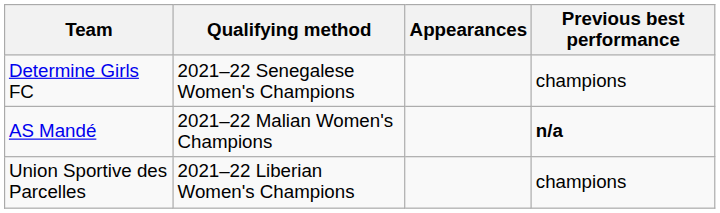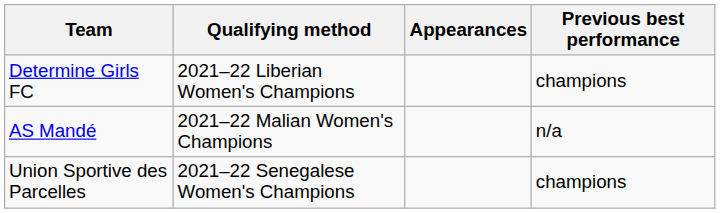(266, 80) 2021–22 Senegalese Women's Champions -> (266, 80) 2021–22 Liberian Women's Champions
(549, 131) bold -> (549, 131) normal
(266, 182) 2021–22 Liberian Women's Champions -> (266, 182) 2021–22 Senegalese Women's Champions
